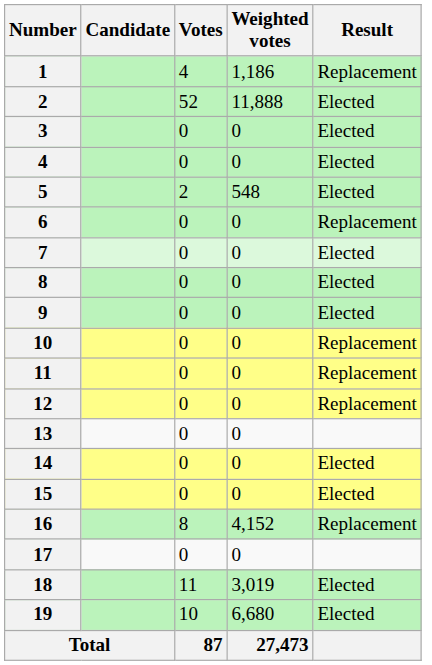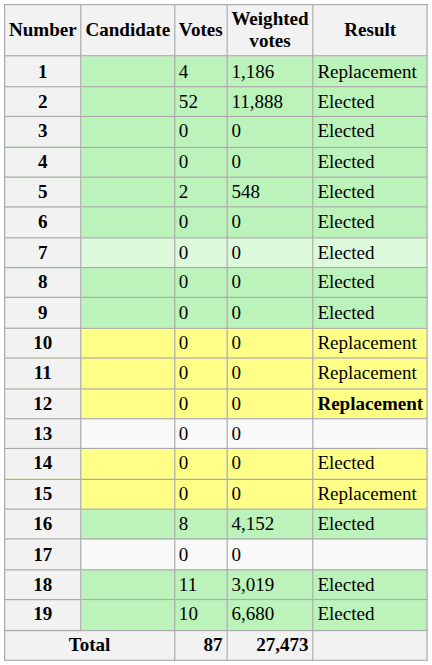(367, 222) Replacement -> (346, 222) Elected
(367, 403) normal -> (370, 403) bold
(346, 493) Elected -> (367, 493) Replacement
(367, 524) Replacement -> (346, 524) Elected
